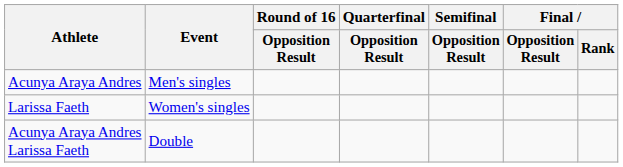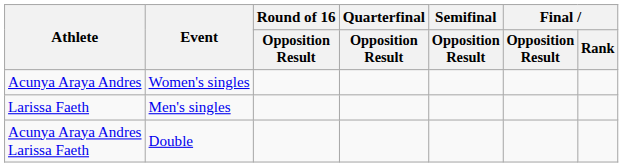(190, 82) Men's singles -> (199, 82) Women's singles
(199, 107) Women's singles -> (190, 107) Men's singles
